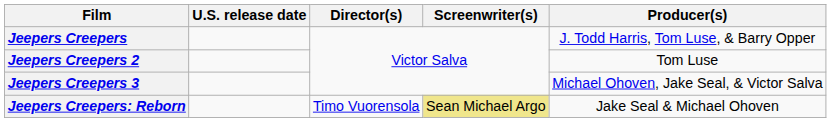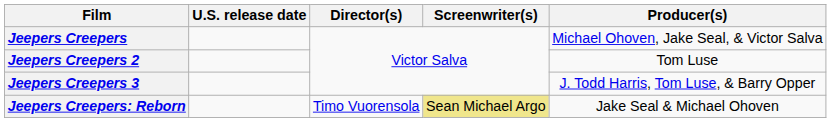(687, 38) J. Todd Harris, Tom Luse, & Barry Opper -> (687, 38) Michael Ohoven, Jake Seal, & Victor Salva
(687, 83) Michael Ohoven, Jake Seal, & Victor Salva -> (687, 83) J. Todd Harris, Tom Luse, & Barry Opper
